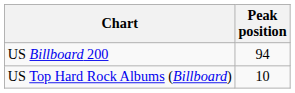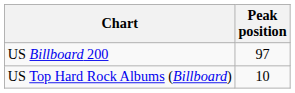(263, 54) 94 -> (263, 54) 97
